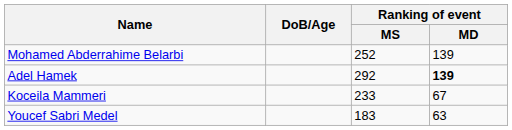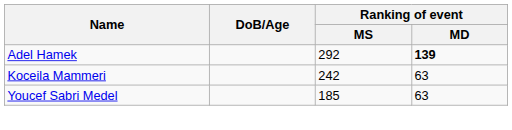- row: (95, 55)
(365, 96) 233 -> (329, 75) 242
(440, 96) 67 -> (422, 75) 63
(365, 116) 183 -> (329, 96) 185
